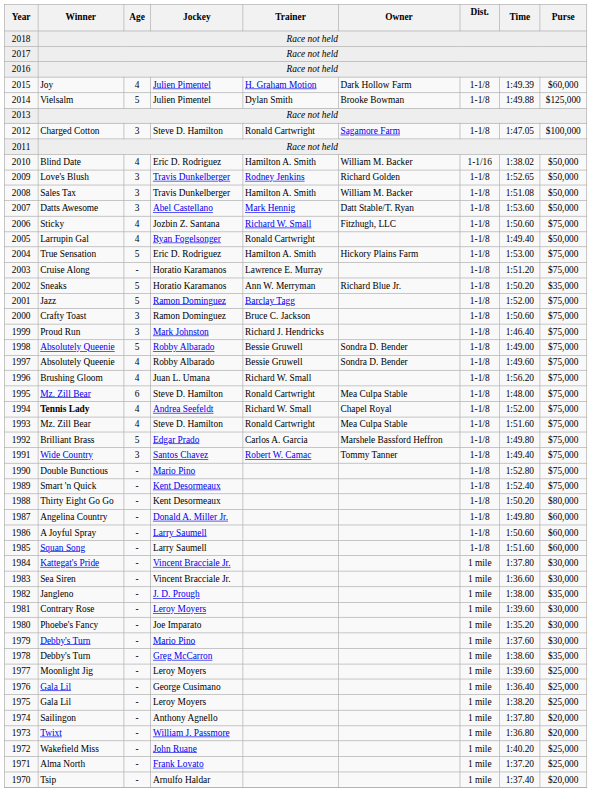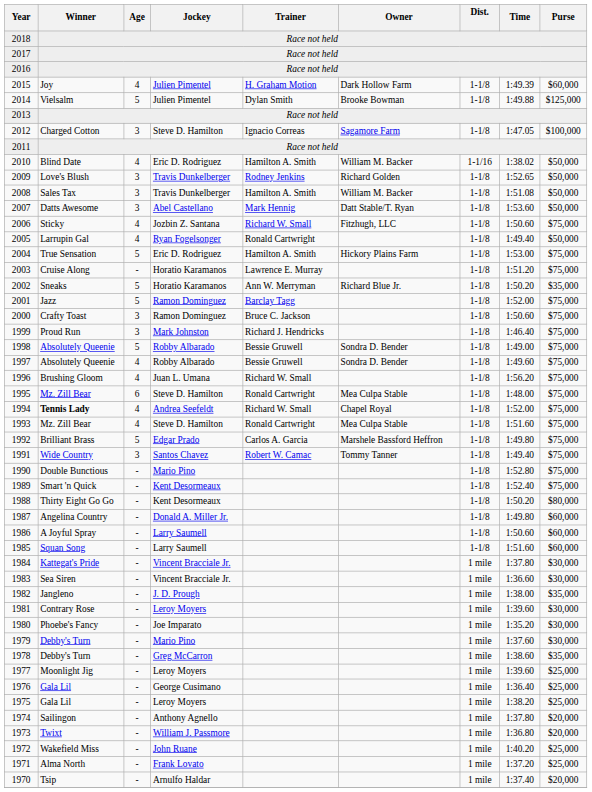(280, 131) Ronald Cartwright -> (275, 131) Ignacio Correas
